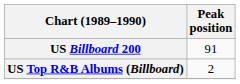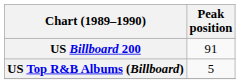(211, 68) 2 -> (211, 68) 5
